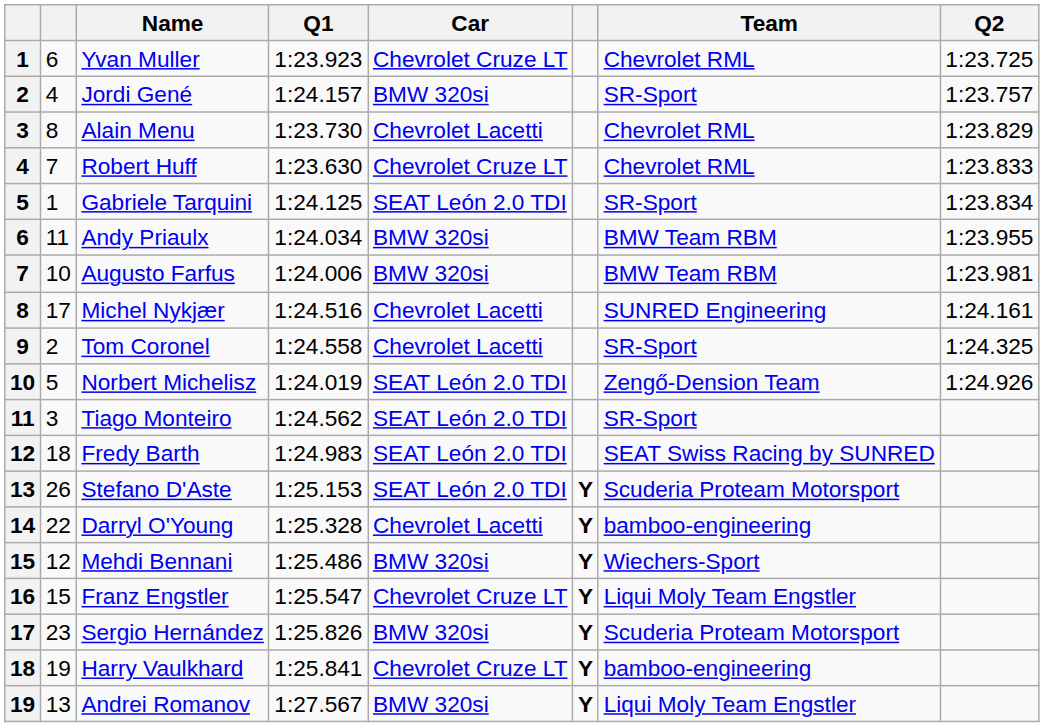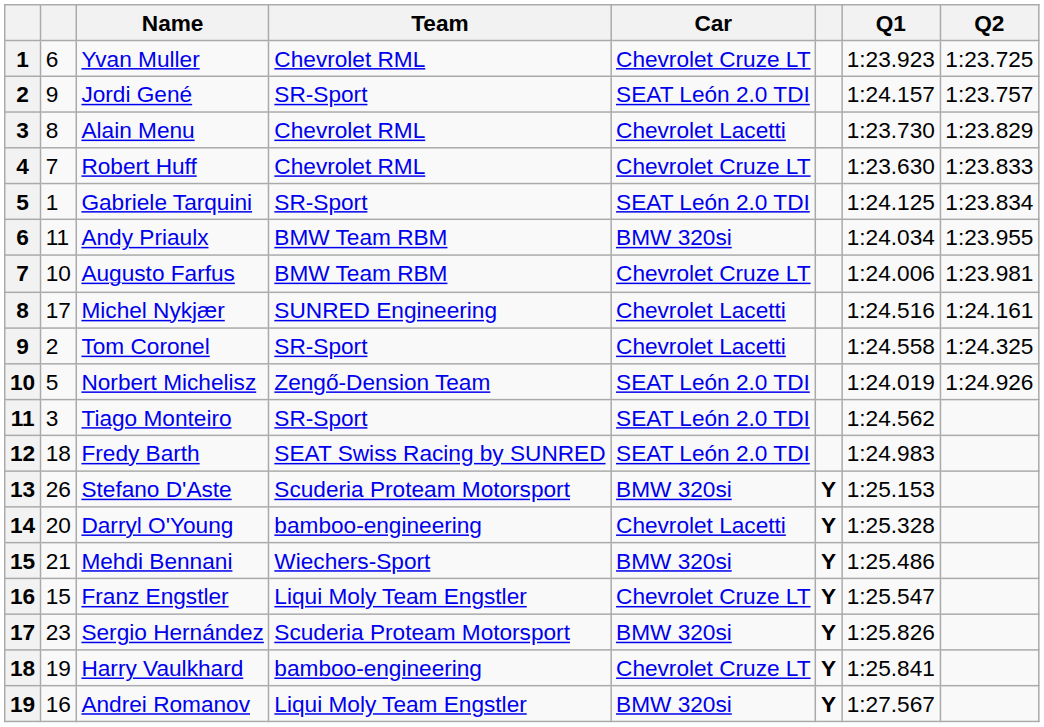columns swapped: (769, 23) <-> (318, 23)
(52, 95) 4 -> (52, 95) 9
(431, 95) BMW 320si -> (713, 95) SEAT León 2.0 TDI
(431, 274) BMW 320si -> (713, 274) Chevrolet Cruze LT
(470, 489) SEAT León 2.0 TDI -> (674, 489) BMW 320si
(58, 525) 22 -> (58, 525) 20
(58, 561) 12 -> (58, 561) 21
(58, 704) 13 -> (58, 704) 16
